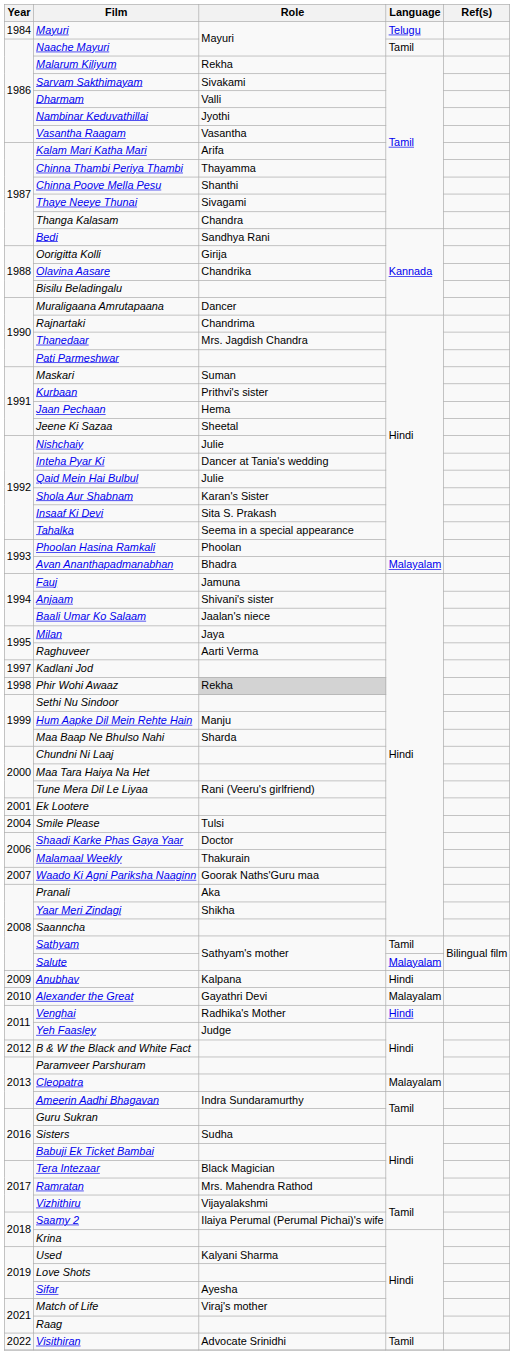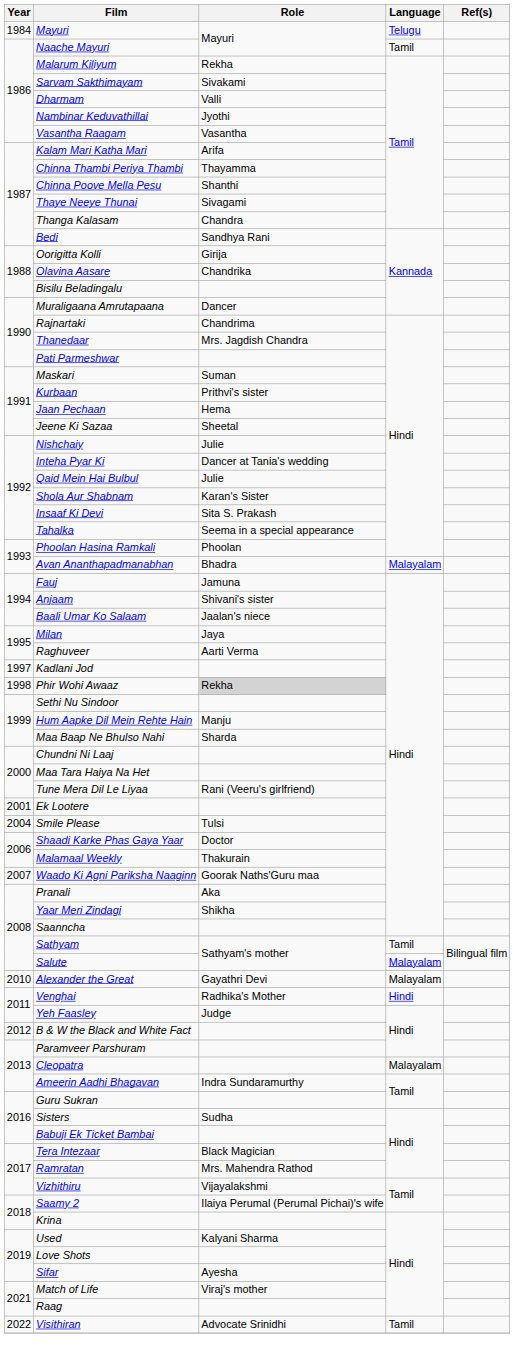- row: (58, 979)
